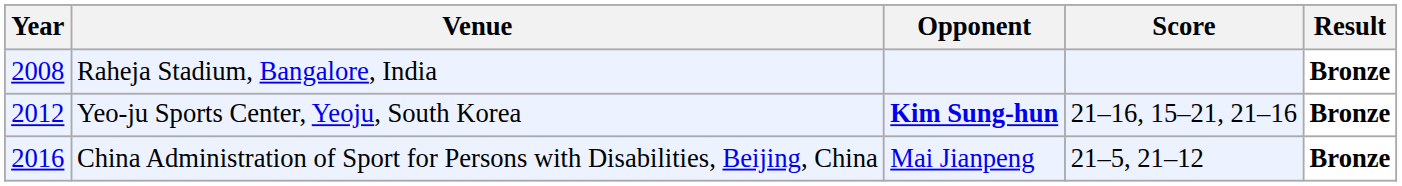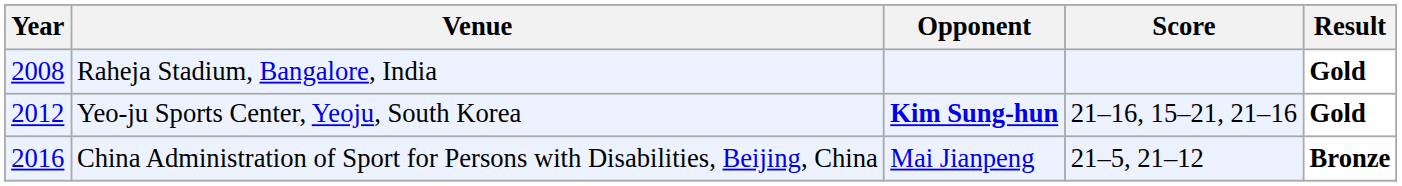(1350, 70) Bronze -> (1338, 70) Gold
(1350, 114) Bronze -> (1338, 114) Gold
